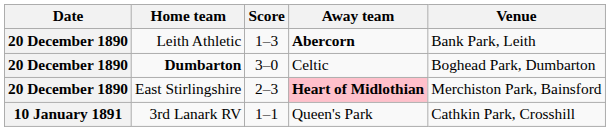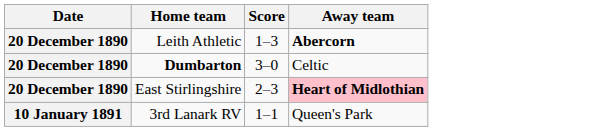- column: (516, 16)
